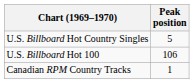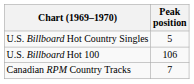(170, 70) 1 -> (170, 70) 7
